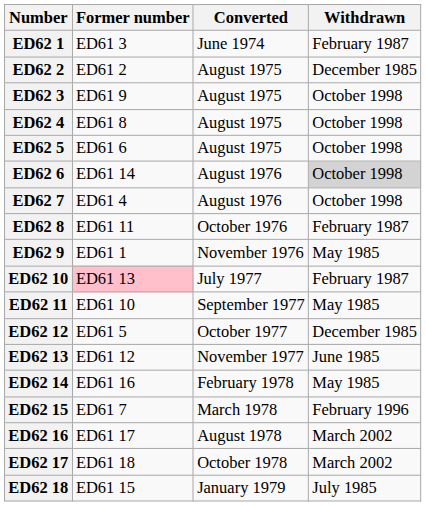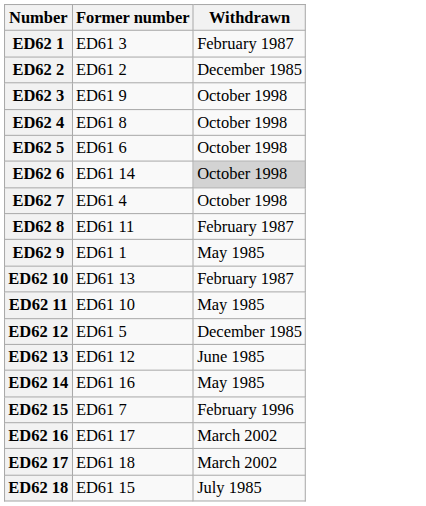- column: (251, 17)
(105, 278) pink background -> (105, 278) no background
